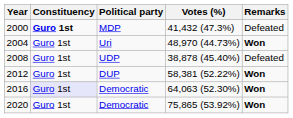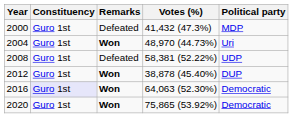columns swapped: (131, 12) <-> (265, 12)
(53, 27) bold -> (51, 27) normal
(204, 58) 38,878 (45.40%) -> (181, 58) 58,381 (52.22%)
(204, 74) 58,381 (52.22%) -> (181, 74) 38,878 (45.40%)
